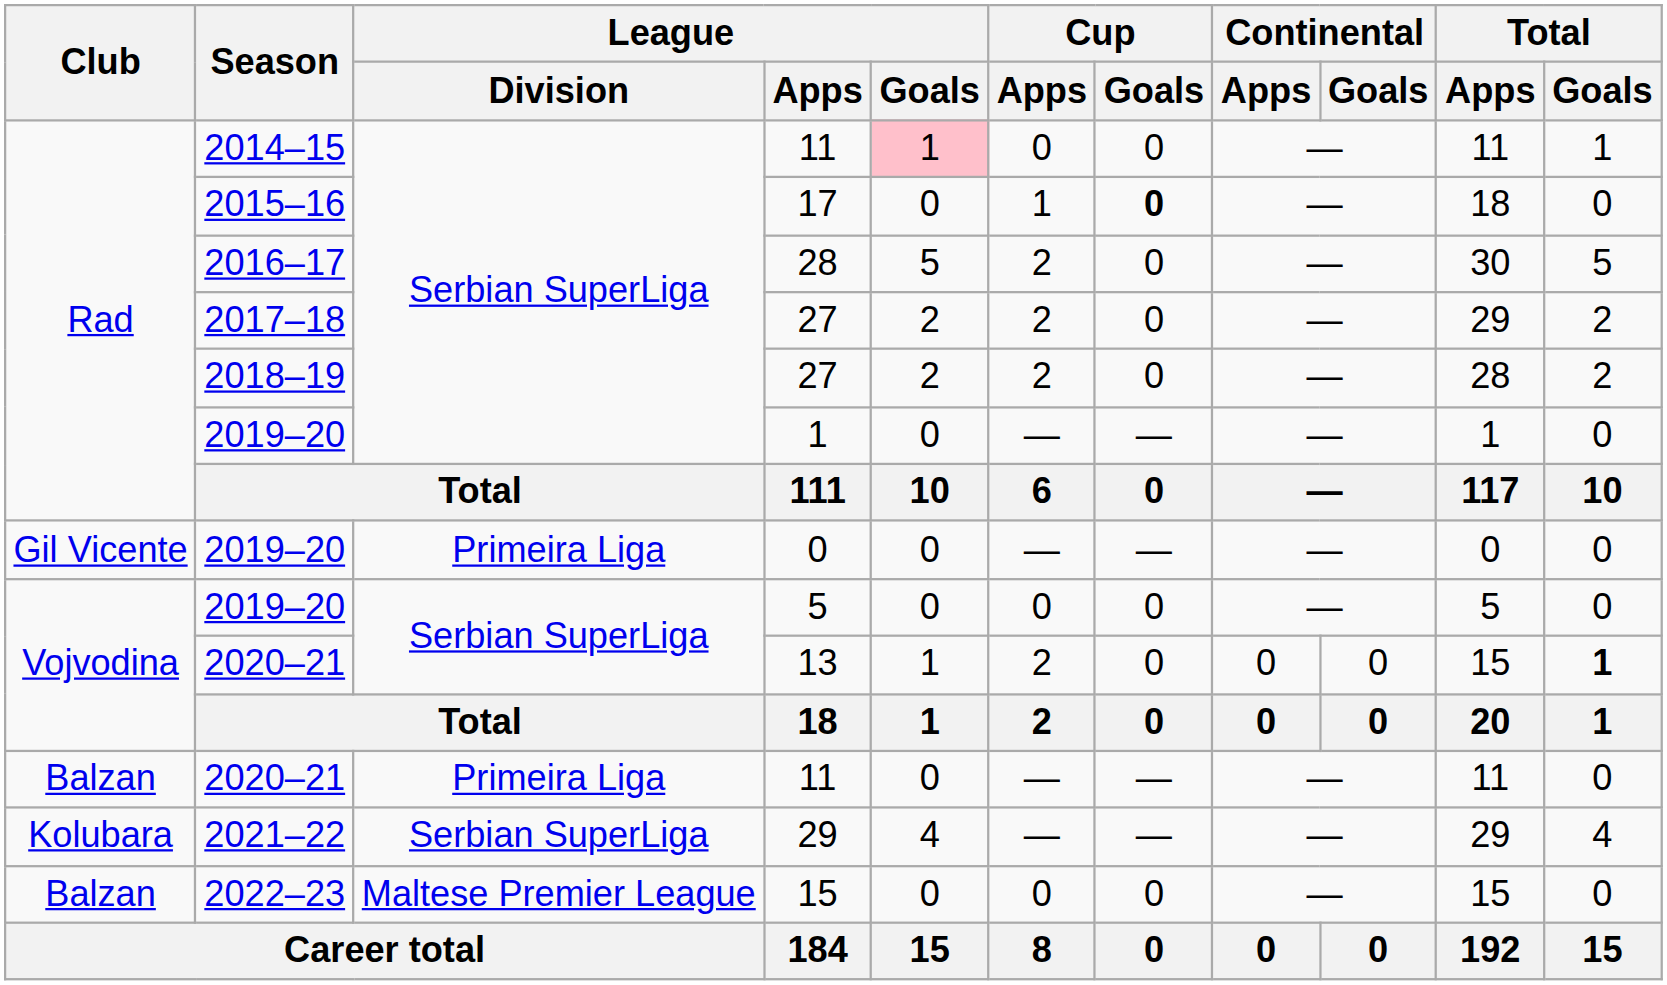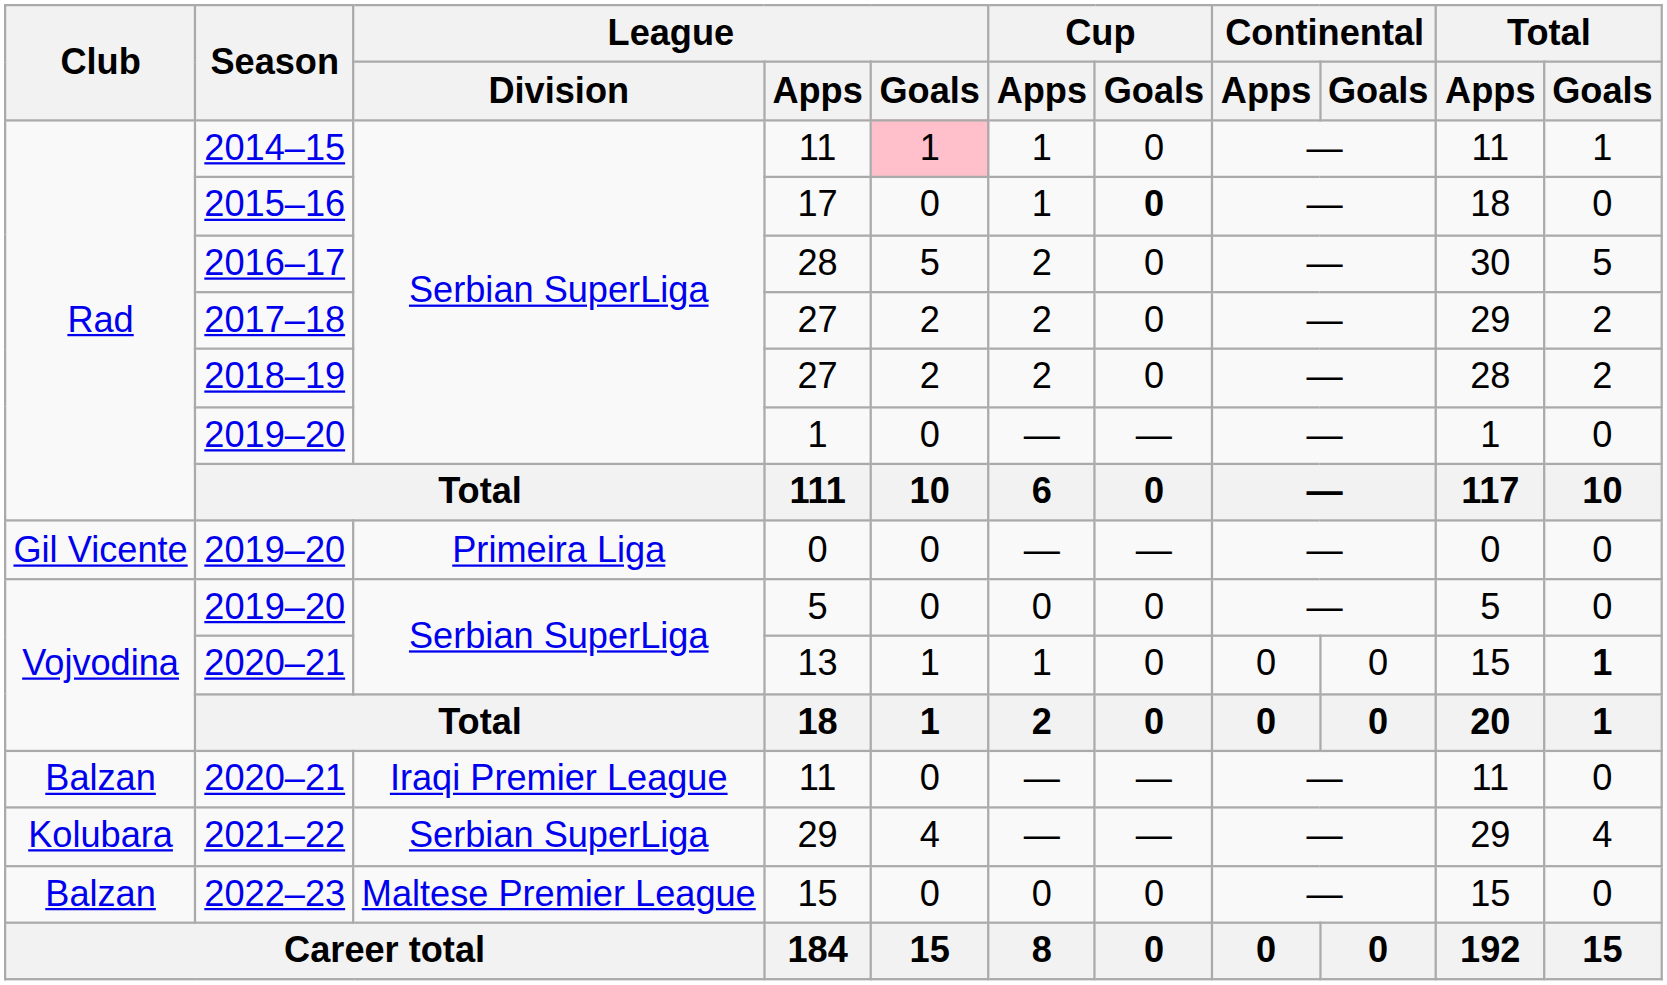(1042, 147) 0 -> (1042, 147) 1
(1042, 663) 2 -> (1042, 663) 1
(559, 778) Primeira Liga -> (559, 778) Iraqi Premier League
